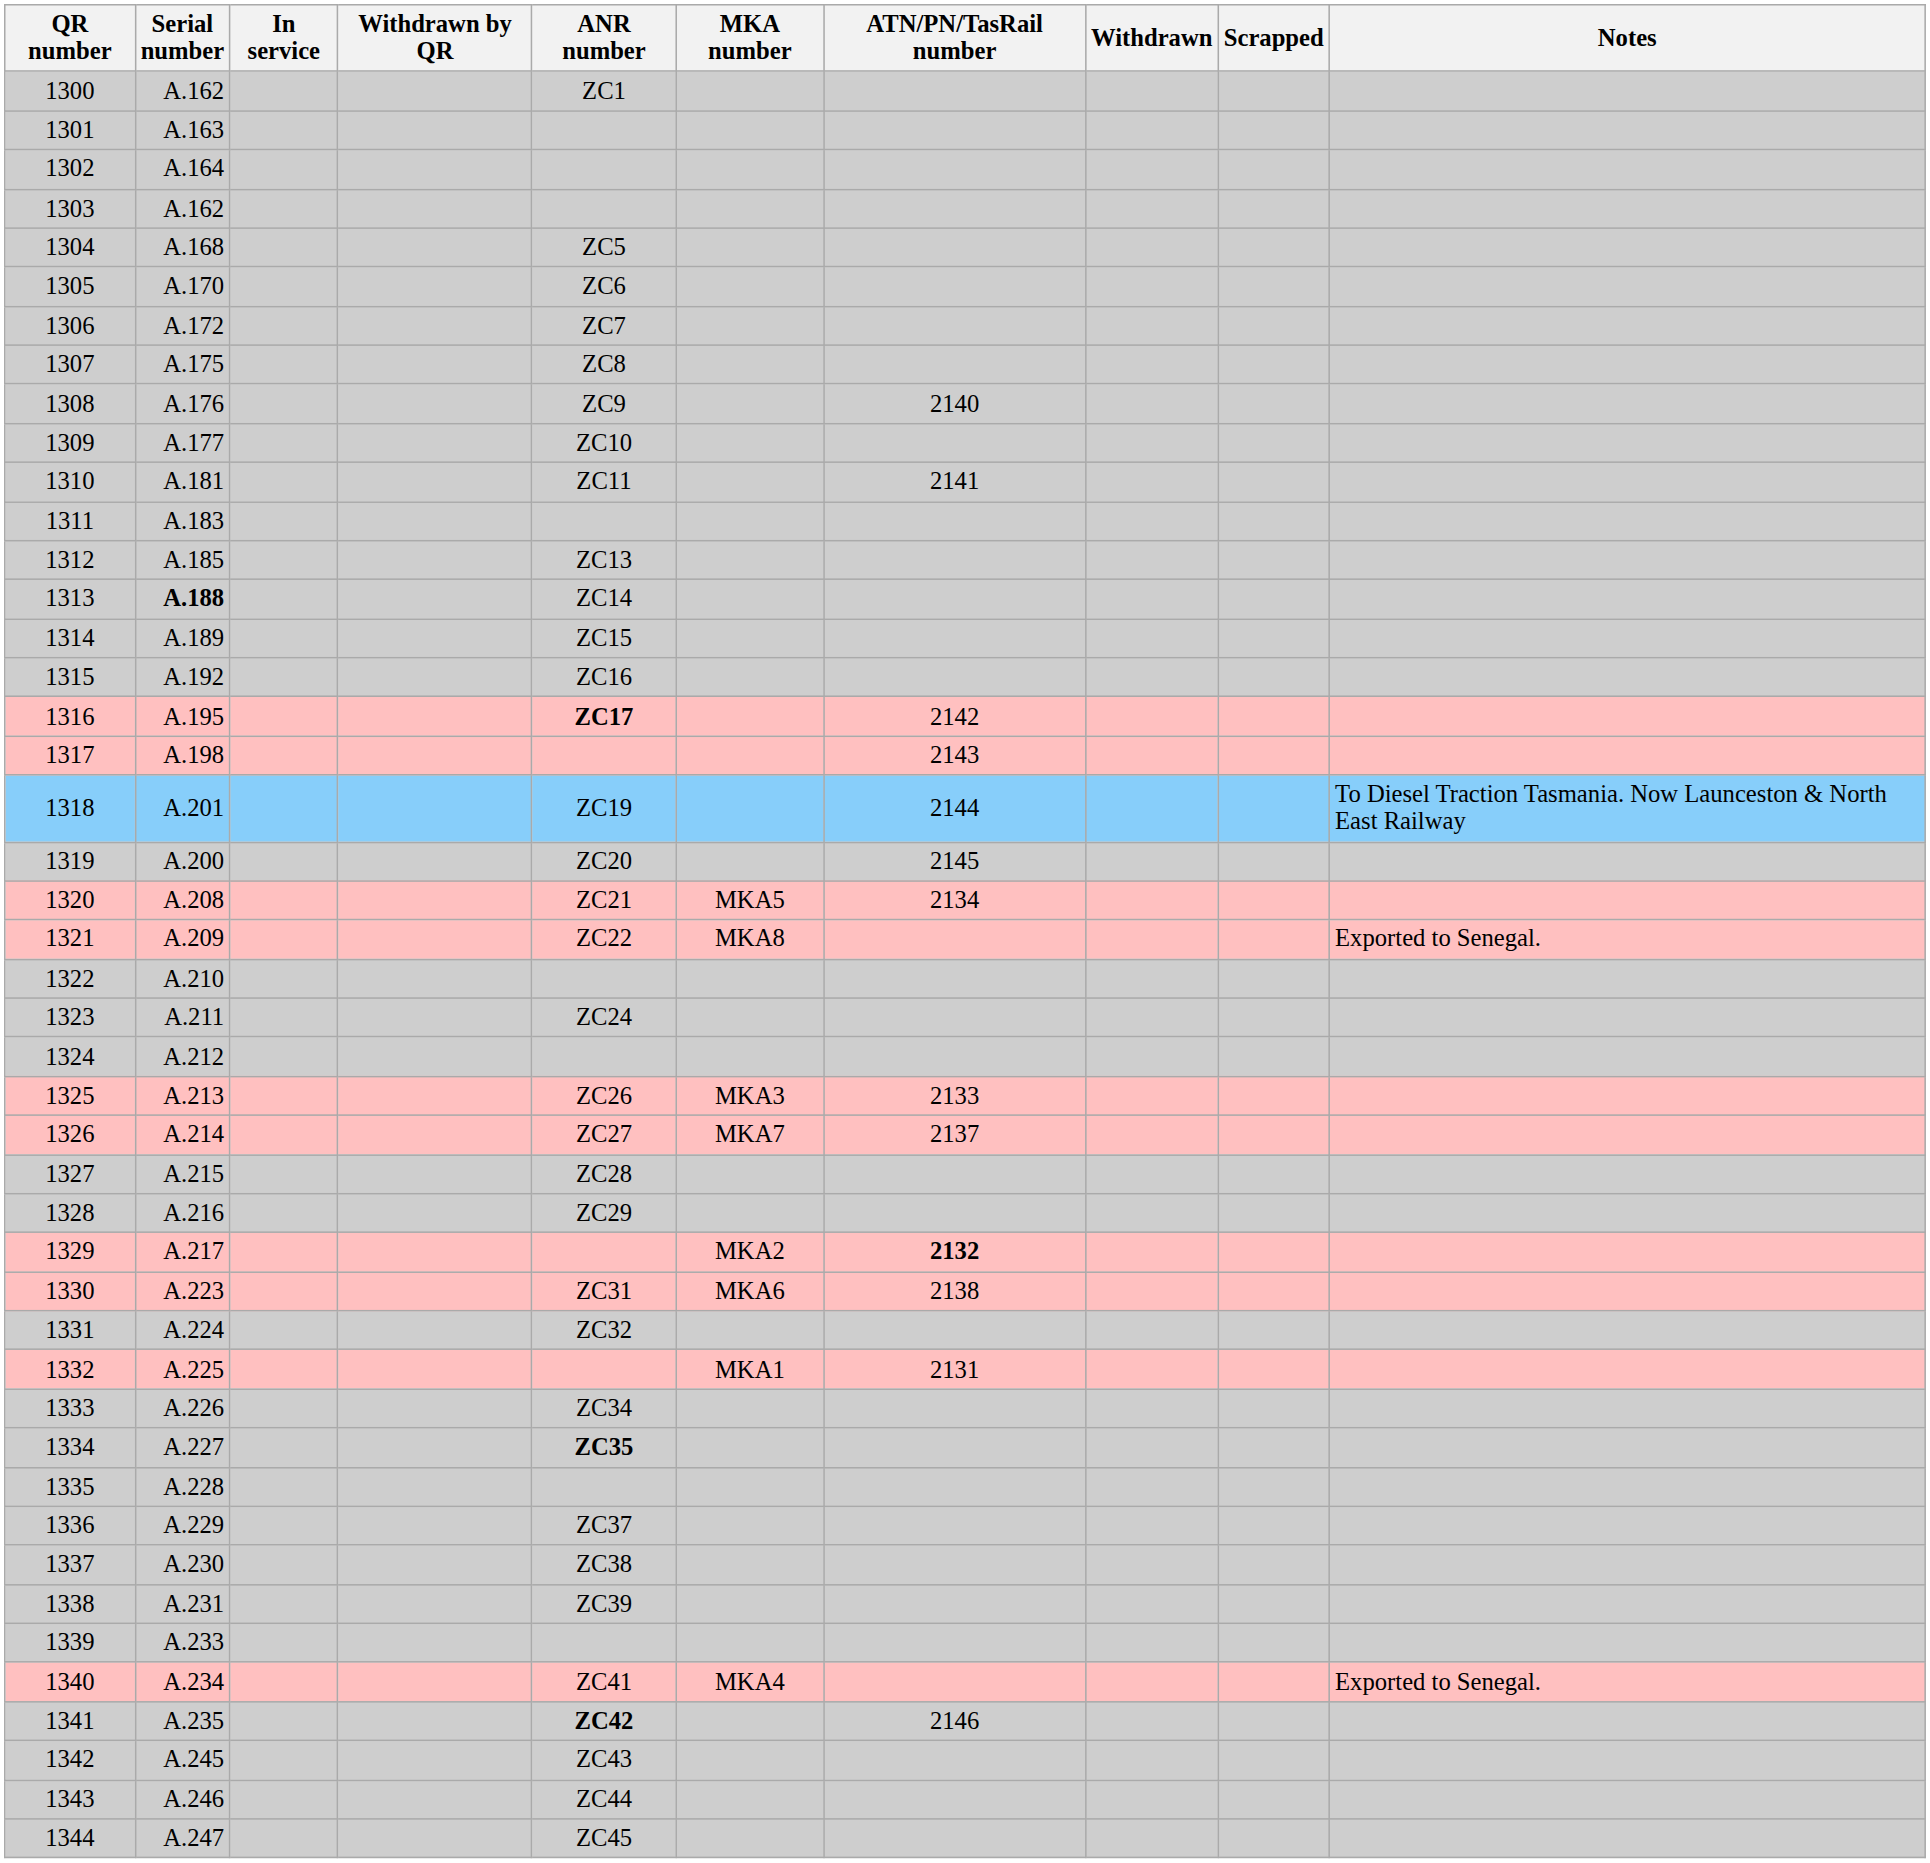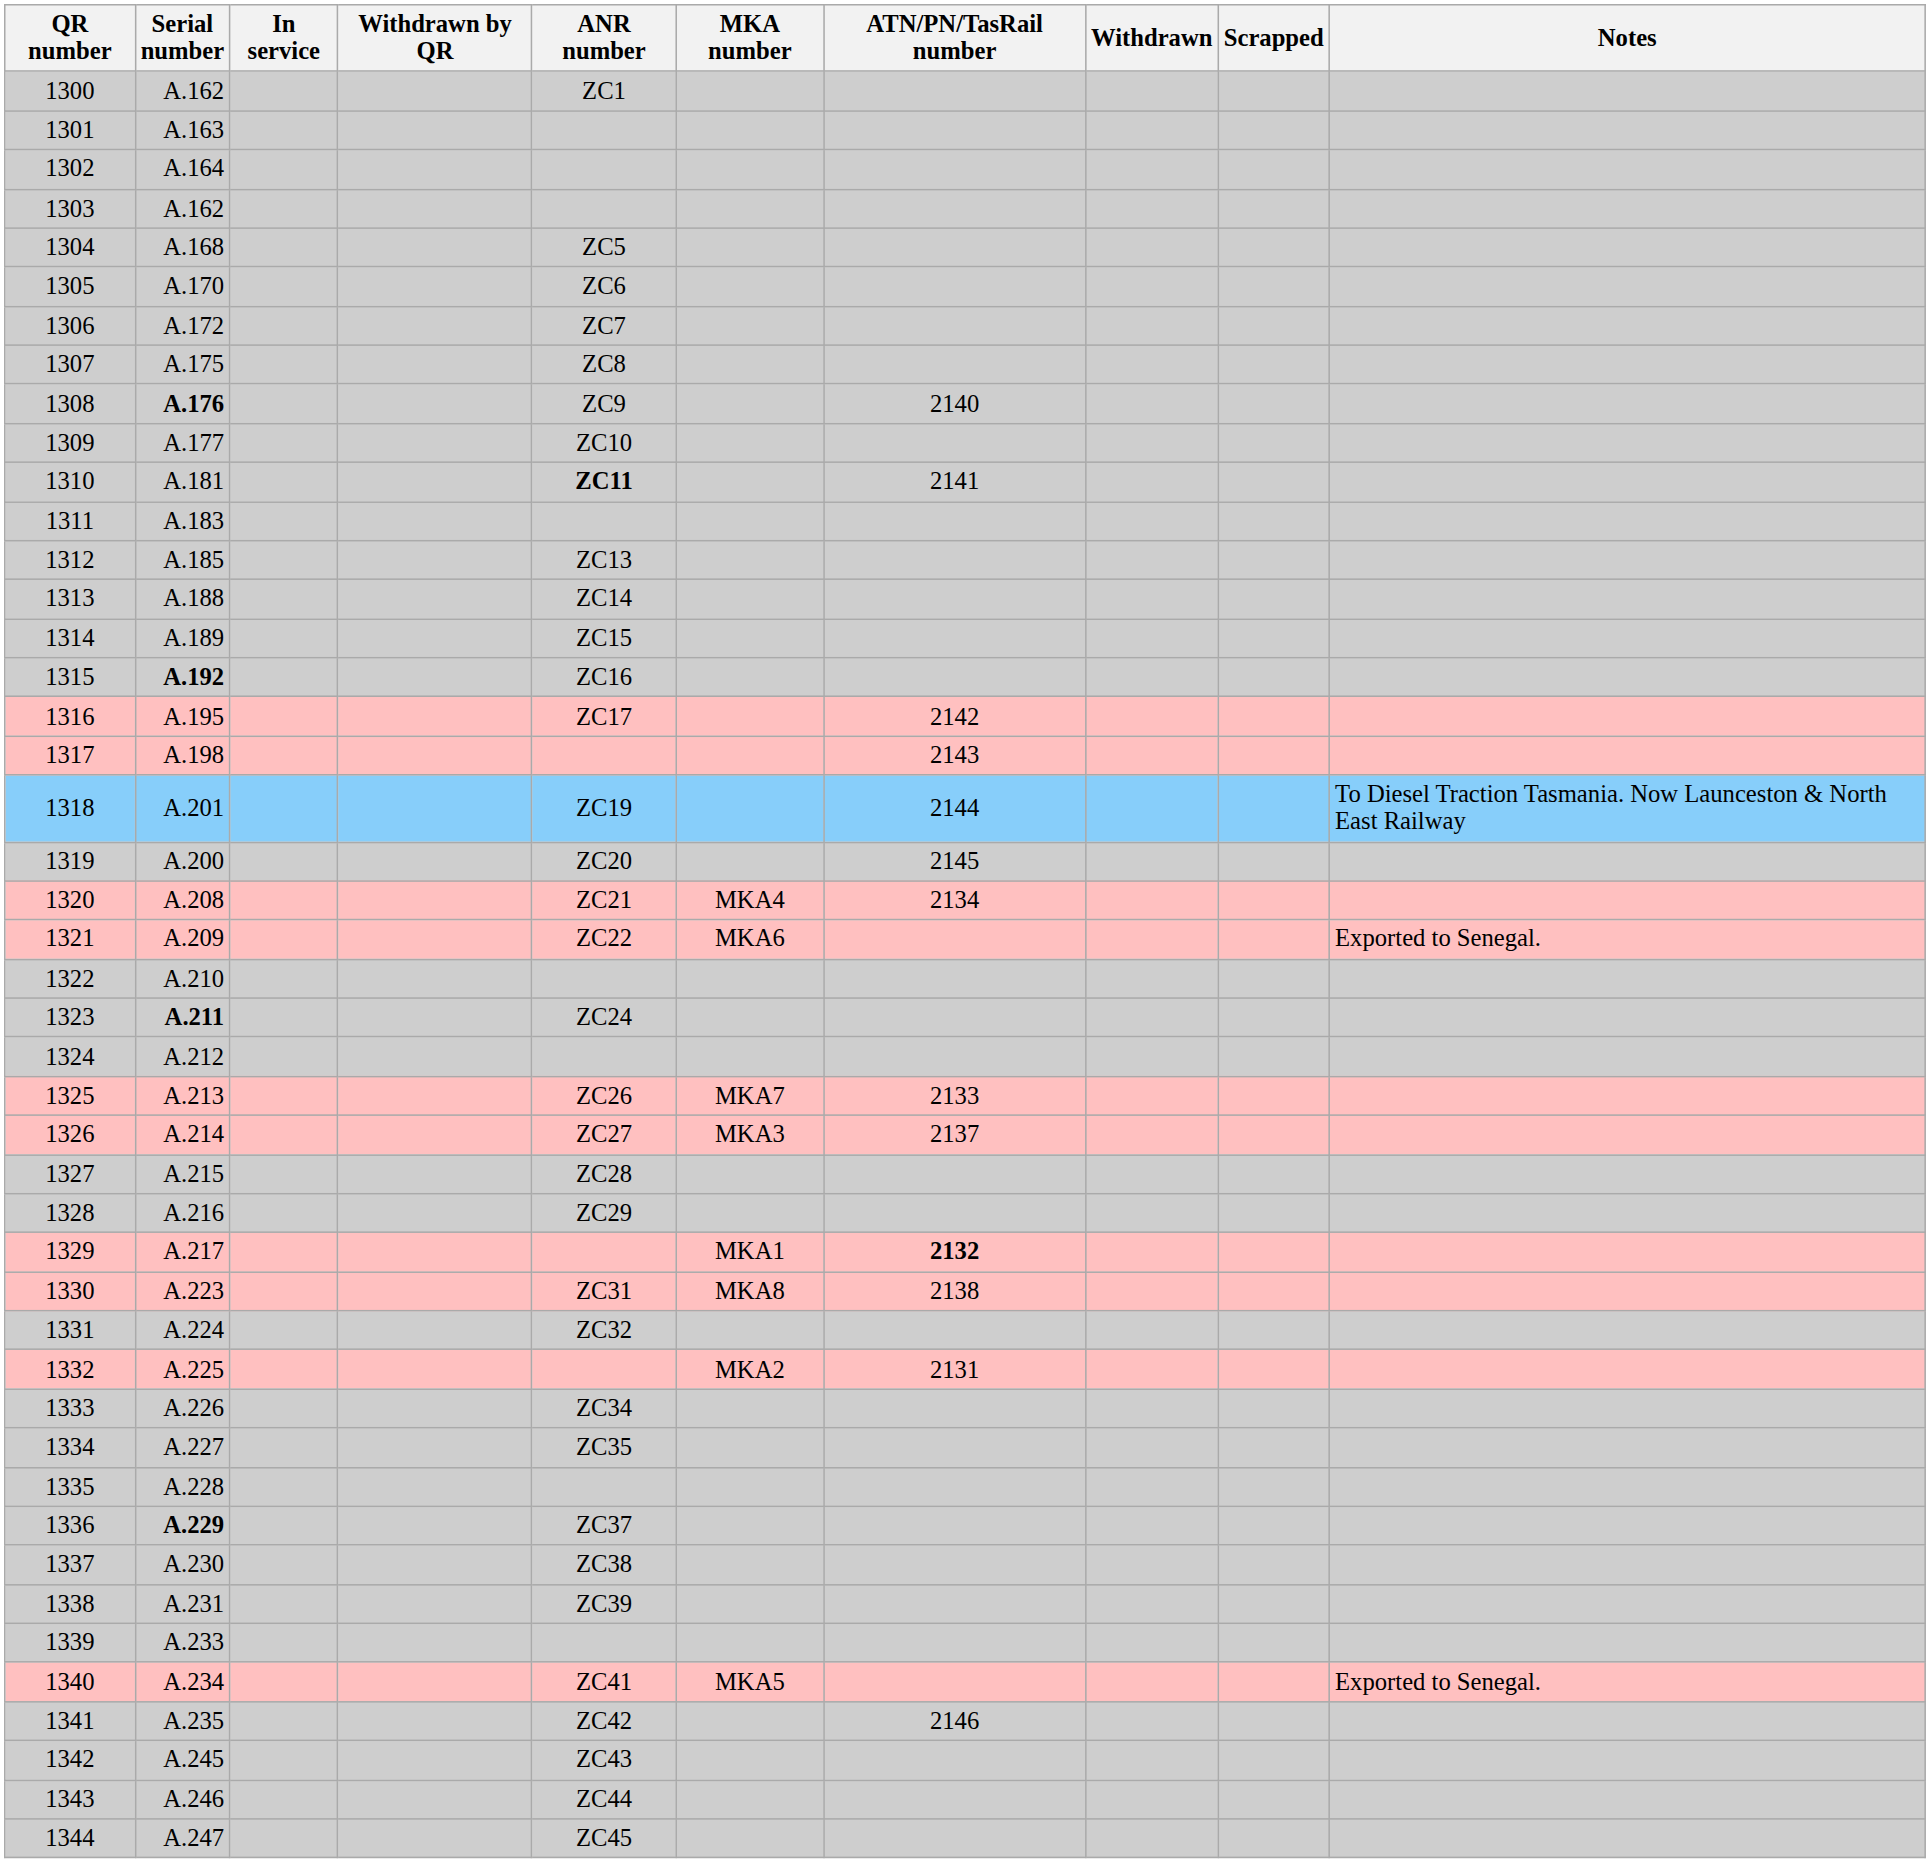(194, 403) normal -> (194, 403) bold
(604, 481) normal -> (604, 481) bold
(194, 598) bold -> (194, 598) normal
(194, 676) normal -> (194, 676) bold
(604, 716) bold -> (604, 716) normal
(750, 900) MKA5 -> (750, 900) MKA4
(750, 939) MKA8 -> (750, 939) MKA6
(194, 1017) normal -> (194, 1017) bold
(750, 1095) MKA3 -> (750, 1095) MKA7
(750, 1134) MKA7 -> (750, 1134) MKA3
(750, 1251) MKA2 -> (750, 1251) MKA1
(750, 1290) MKA6 -> (750, 1290) MKA8
(750, 1369) MKA1 -> (750, 1369) MKA2
(604, 1447) bold -> (604, 1447) normal
(194, 1525) normal -> (194, 1525) bold
(750, 1681) MKA4 -> (750, 1681) MKA5
(604, 1720) bold -> (604, 1720) normal
